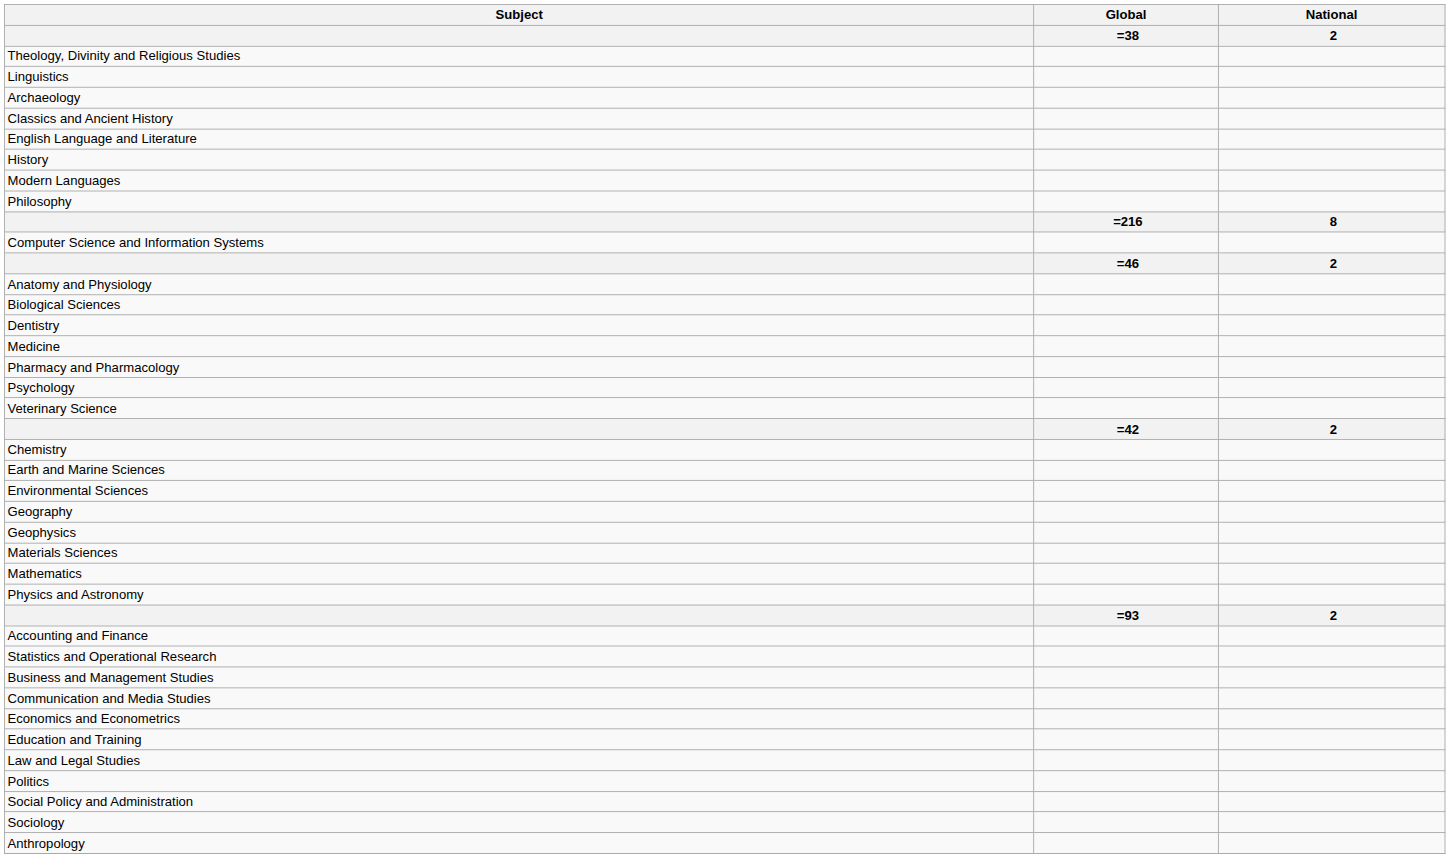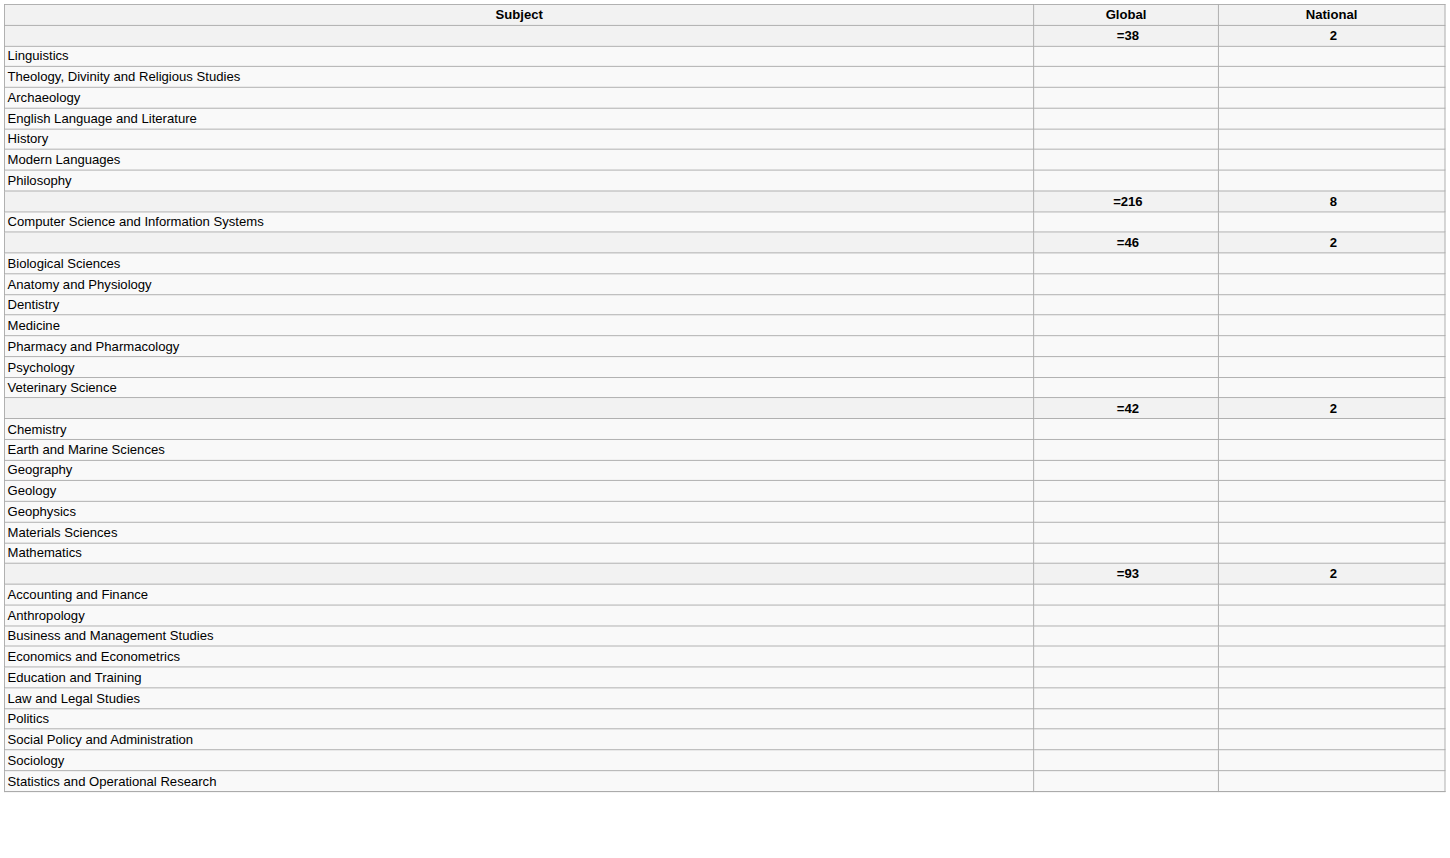rows swapped: (38, 77) <-> (124, 57)
- row: (90, 119)
rows swapped: (80, 284) <-> (64, 305)
- row: (78, 491)
+ row: (32, 491)
- row: (76, 595)
rows swapped: (46, 843) <-> (112, 657)
- row: (109, 698)
